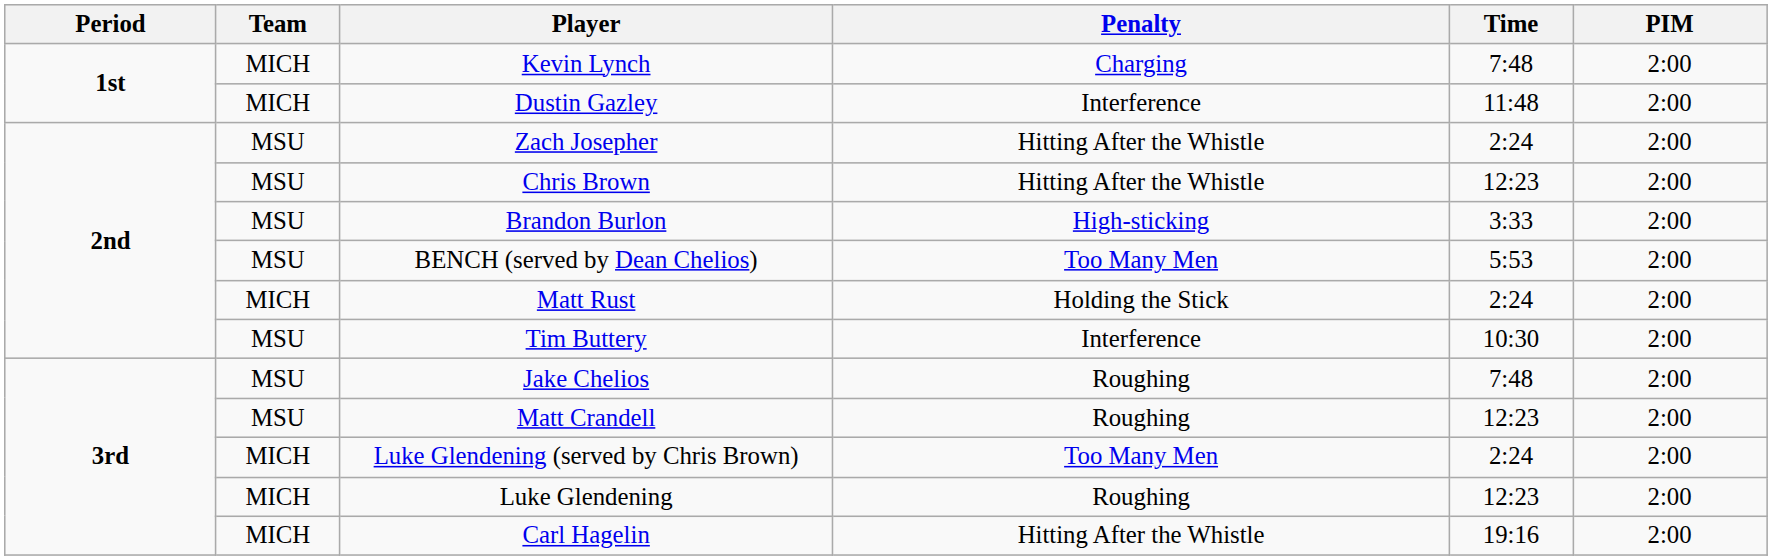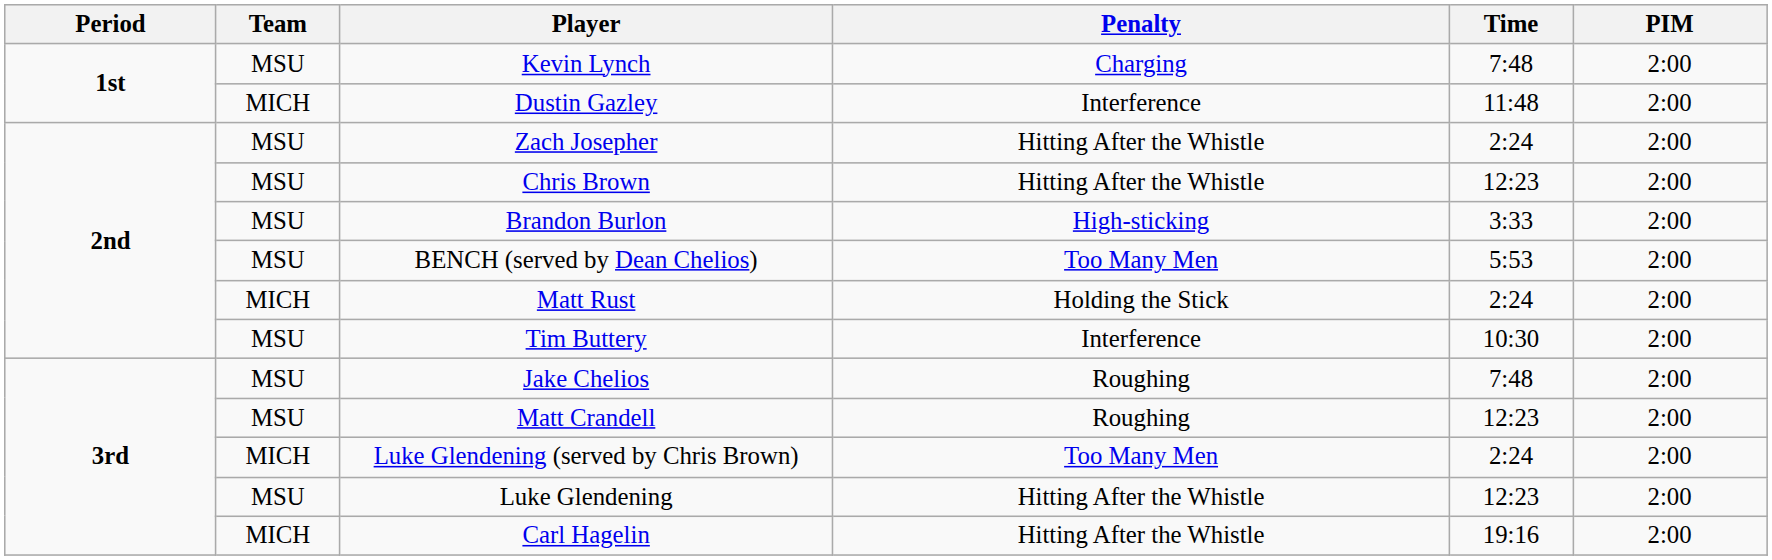(278, 63) MICH -> (278, 63) MSU
(278, 496) MICH -> (278, 496) MSU
(1141, 496) Roughing -> (1141, 496) Hitting After the Whistle
